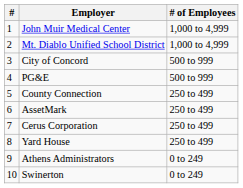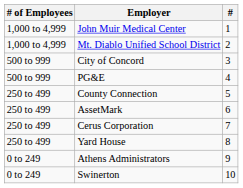columns swapped: (12, 12) <-> (202, 12)
